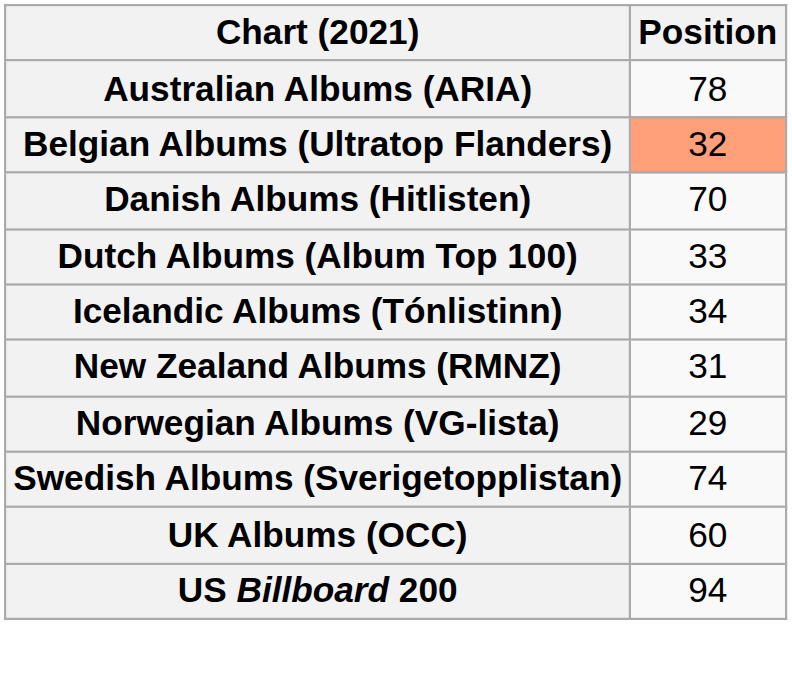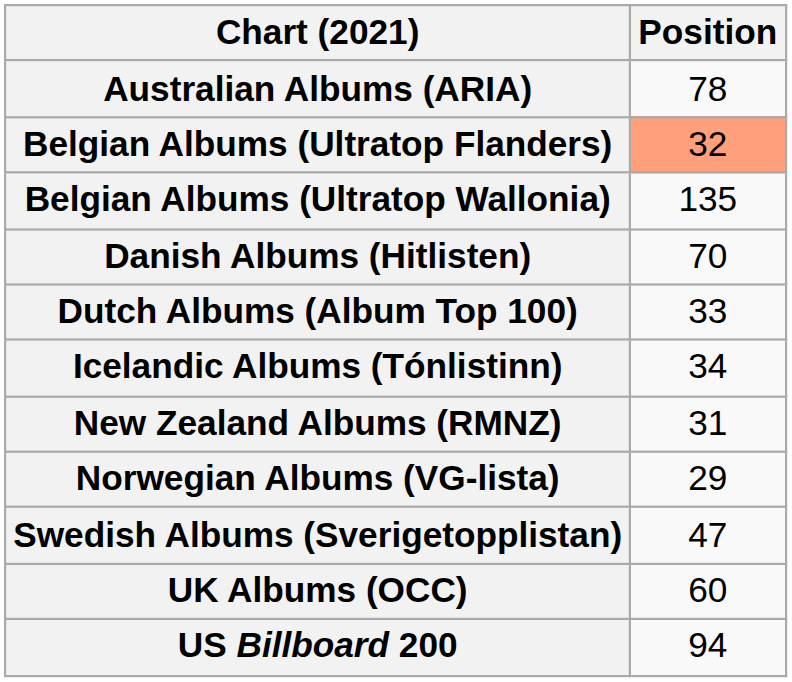+ row: (318, 199)
(708, 479) 74 -> (708, 534) 47
